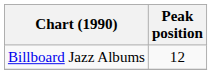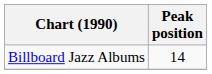(177, 57) 12 -> (177, 57) 14
